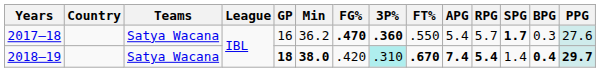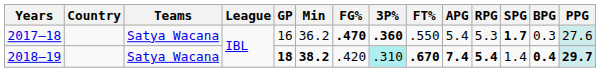(486, 36) 5.7 -> (486, 36) 5.3
(314, 56) 38.0 -> (314, 56) 38.2
